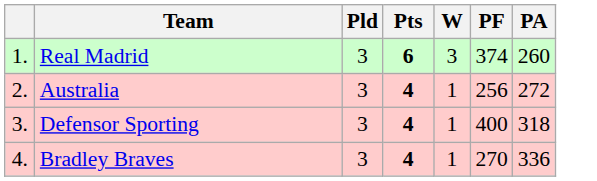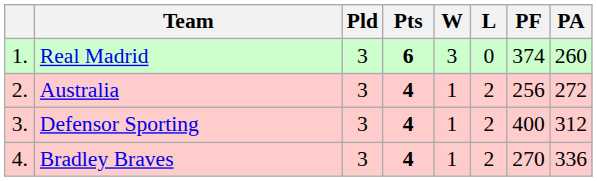+ column: (489, 21)
(534, 124) 318 -> (571, 124) 312
